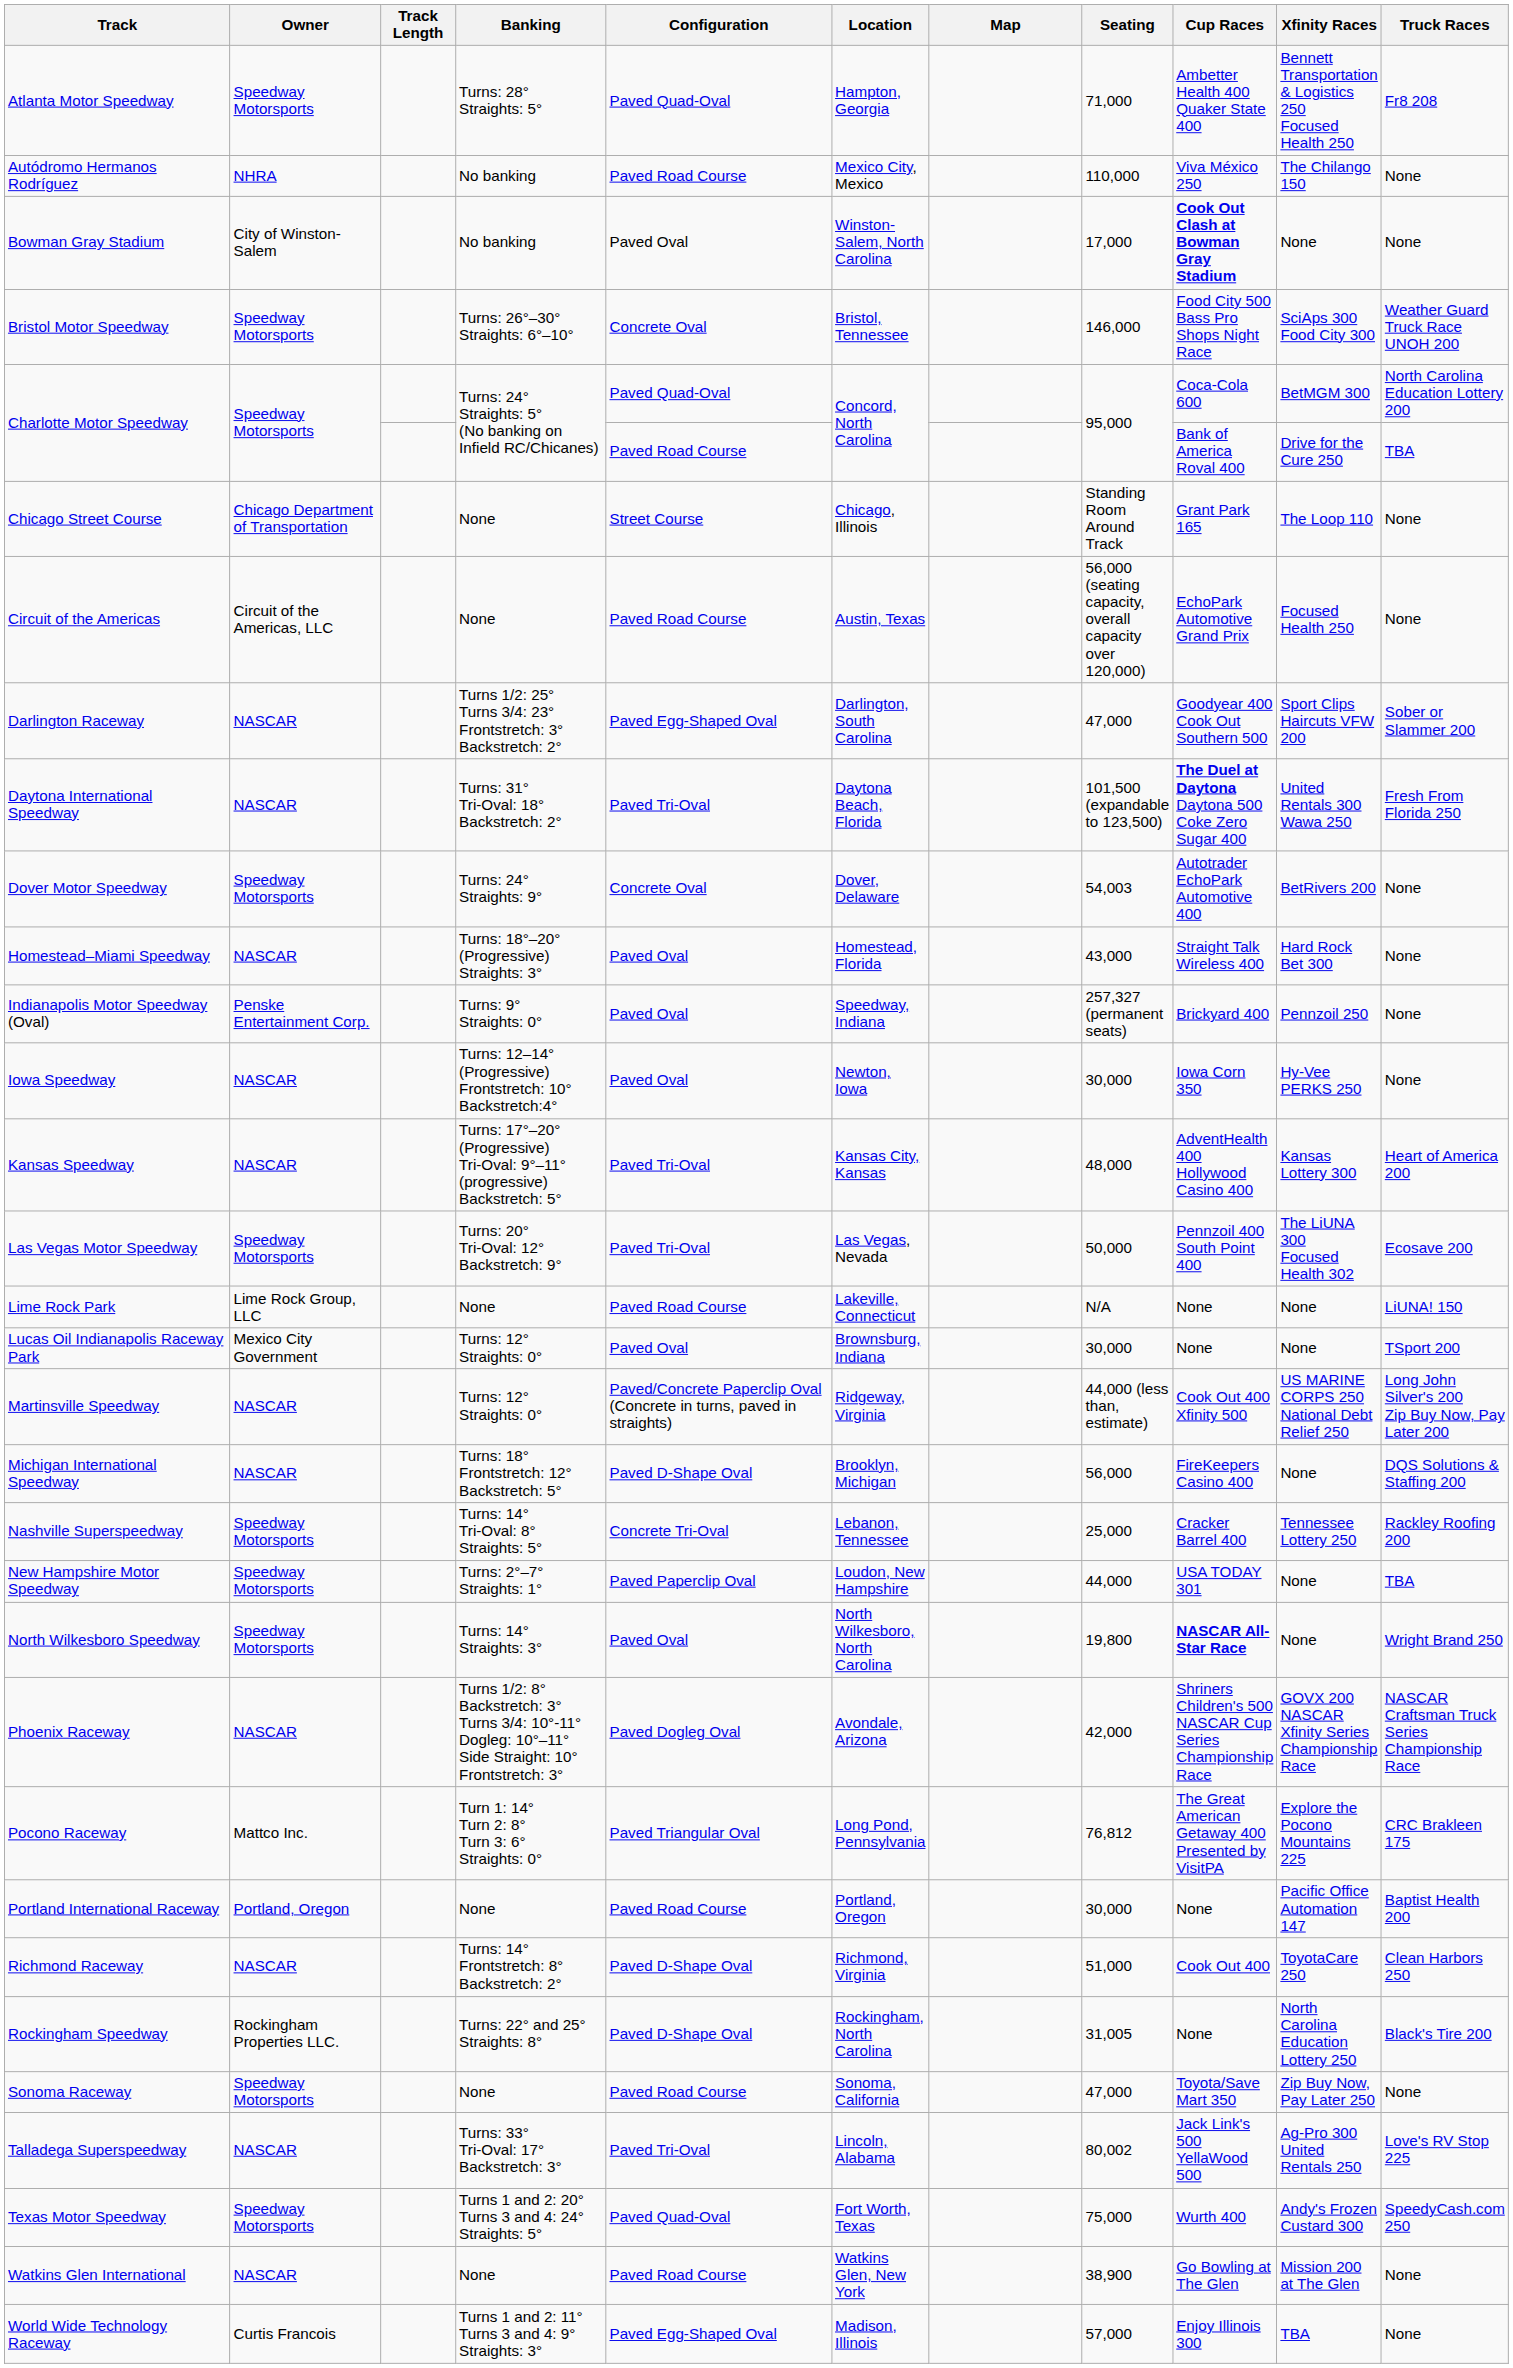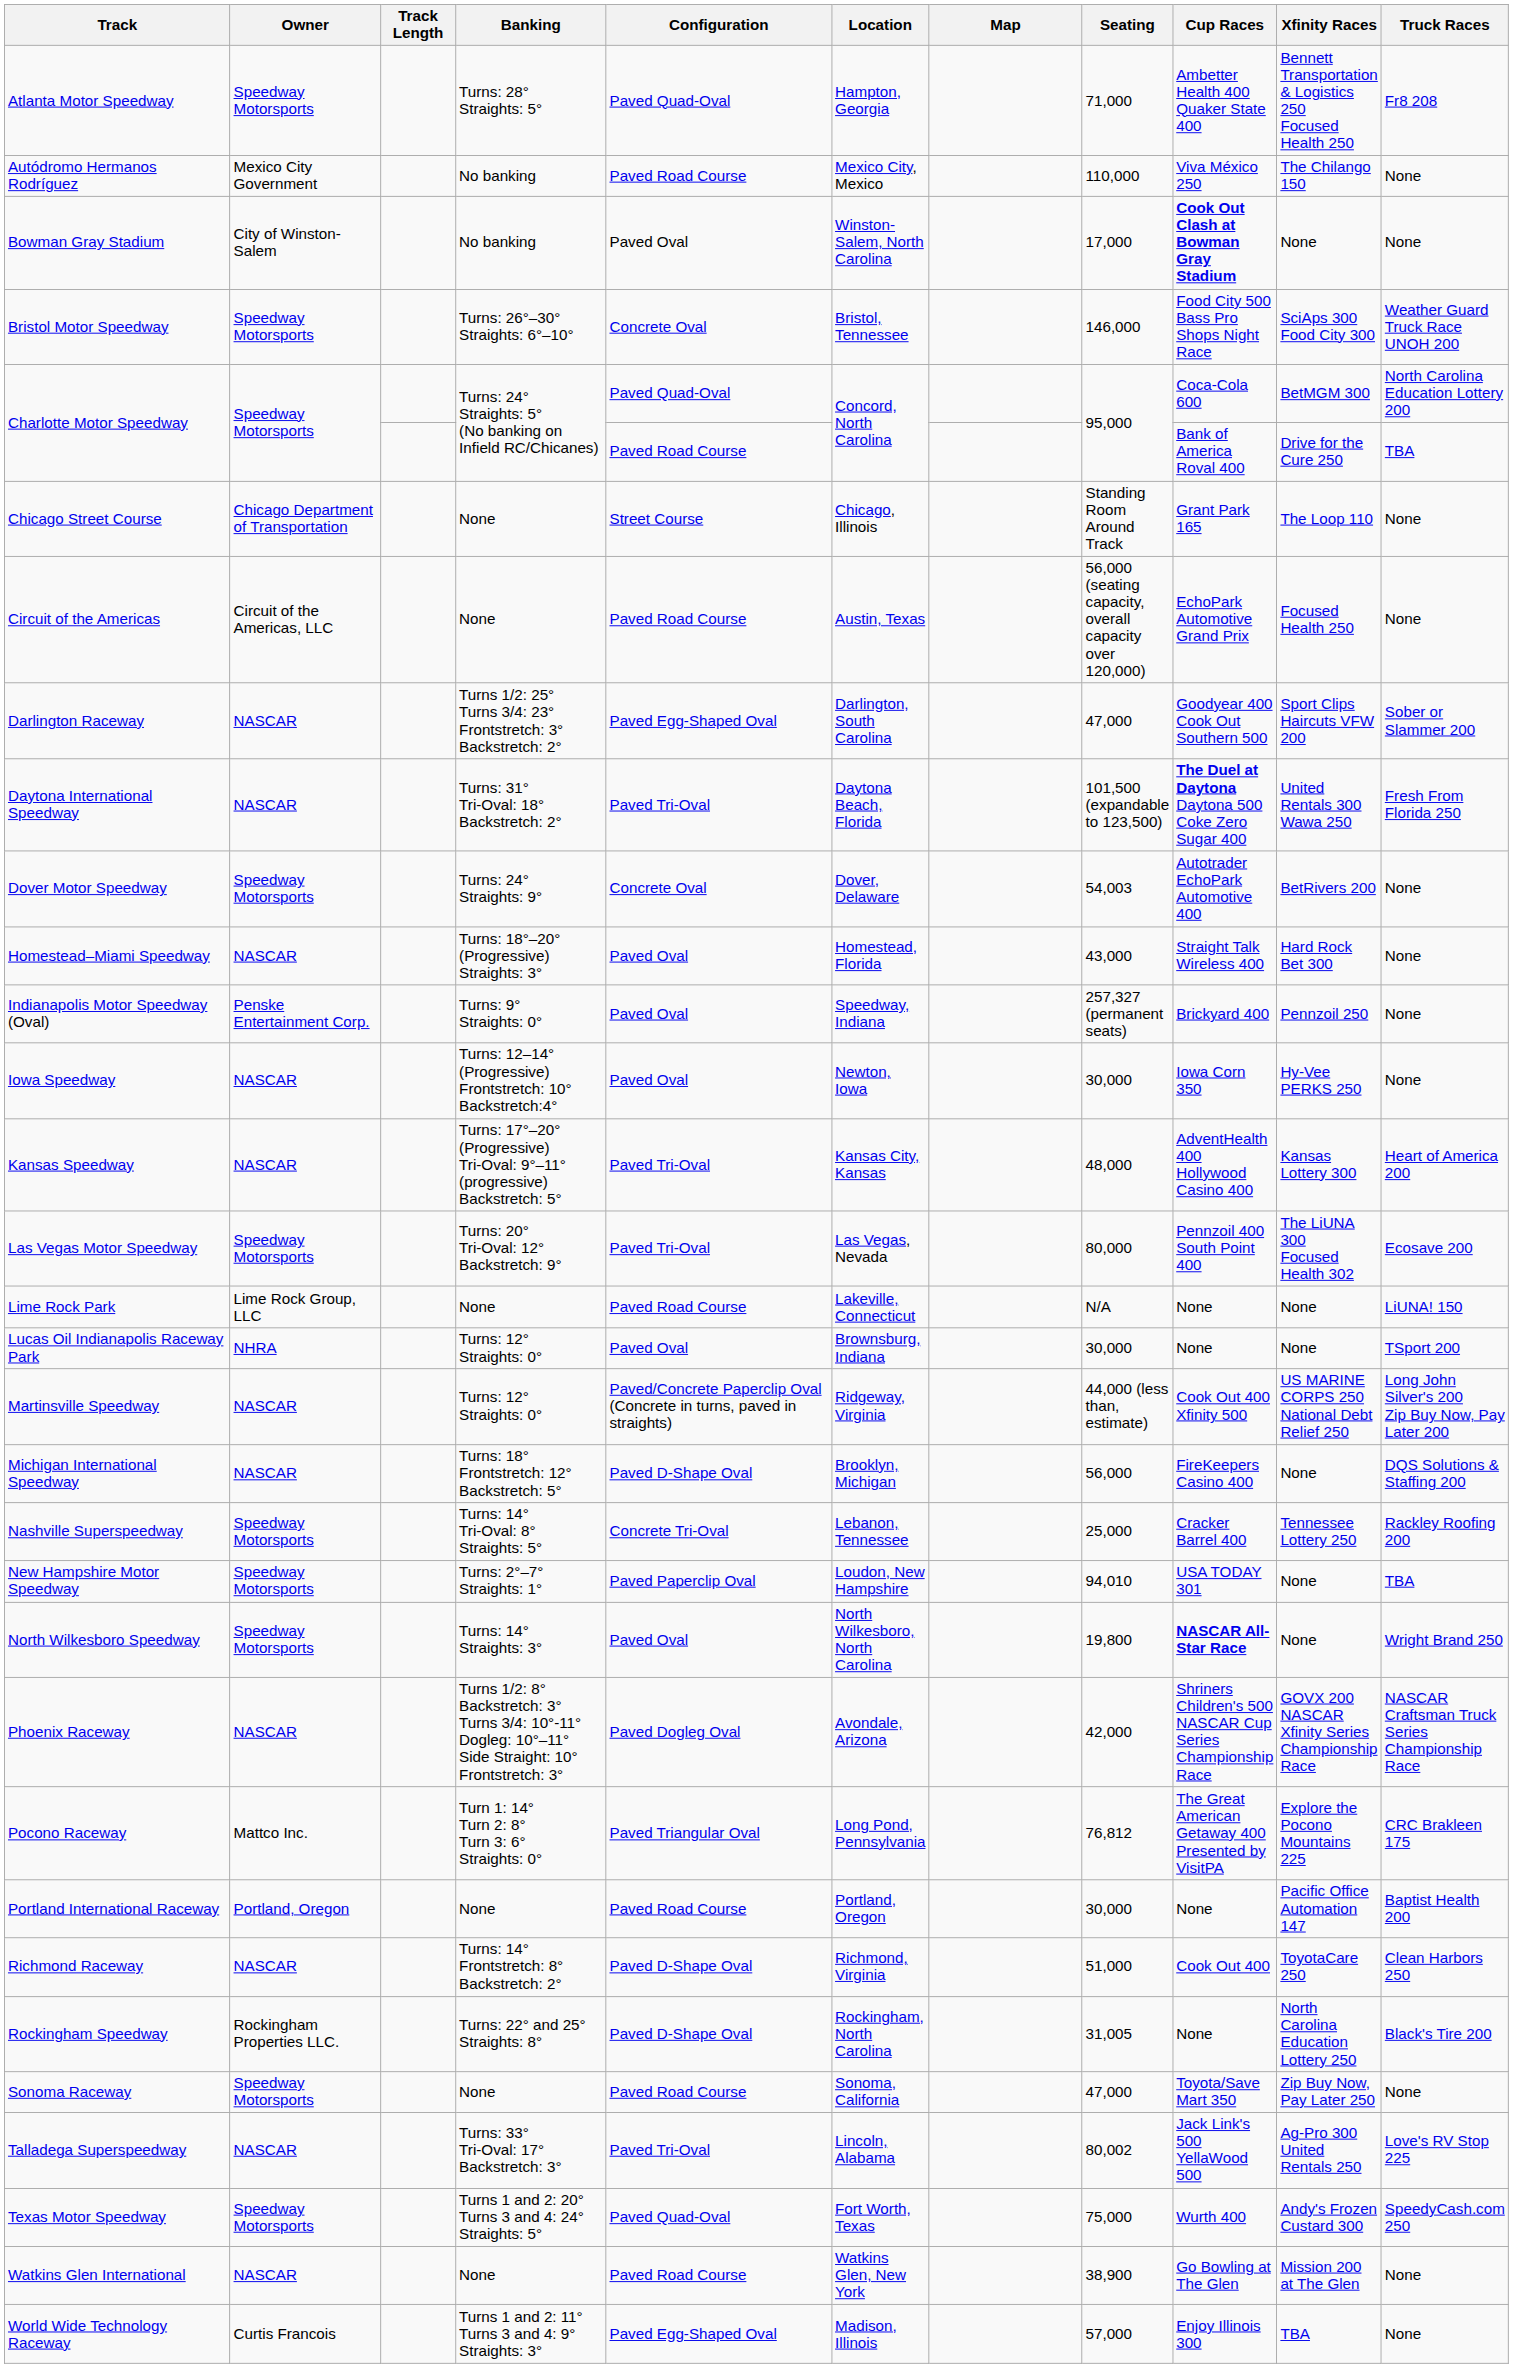(255, 175) NHRA -> (275, 175) Mexico City Government
(1109, 1248) 50,000 -> (1109, 1248) 80,000
(275, 1348) Mexico City Government -> (255, 1348) NHRA
(1109, 1581) 44,000 -> (1109, 1581) 94,010
